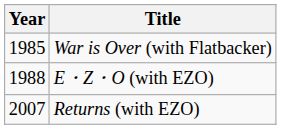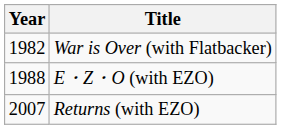(27, 47) 1985 -> (27, 47) 1982
